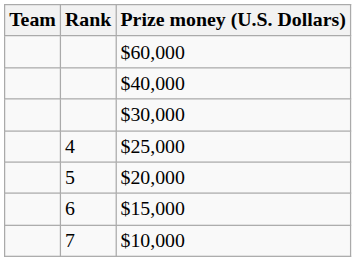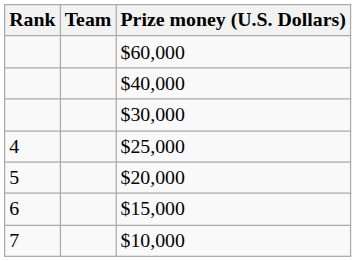columns swapped: (88, 20) <-> (33, 20)
